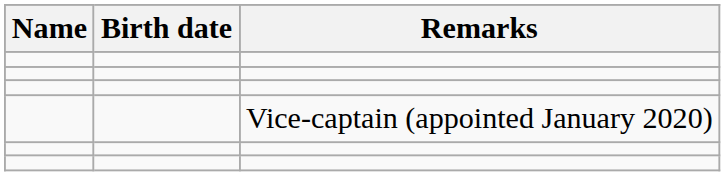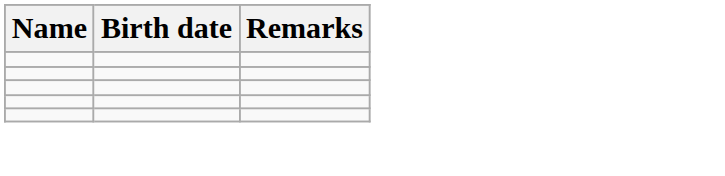- row: (49, 118)
